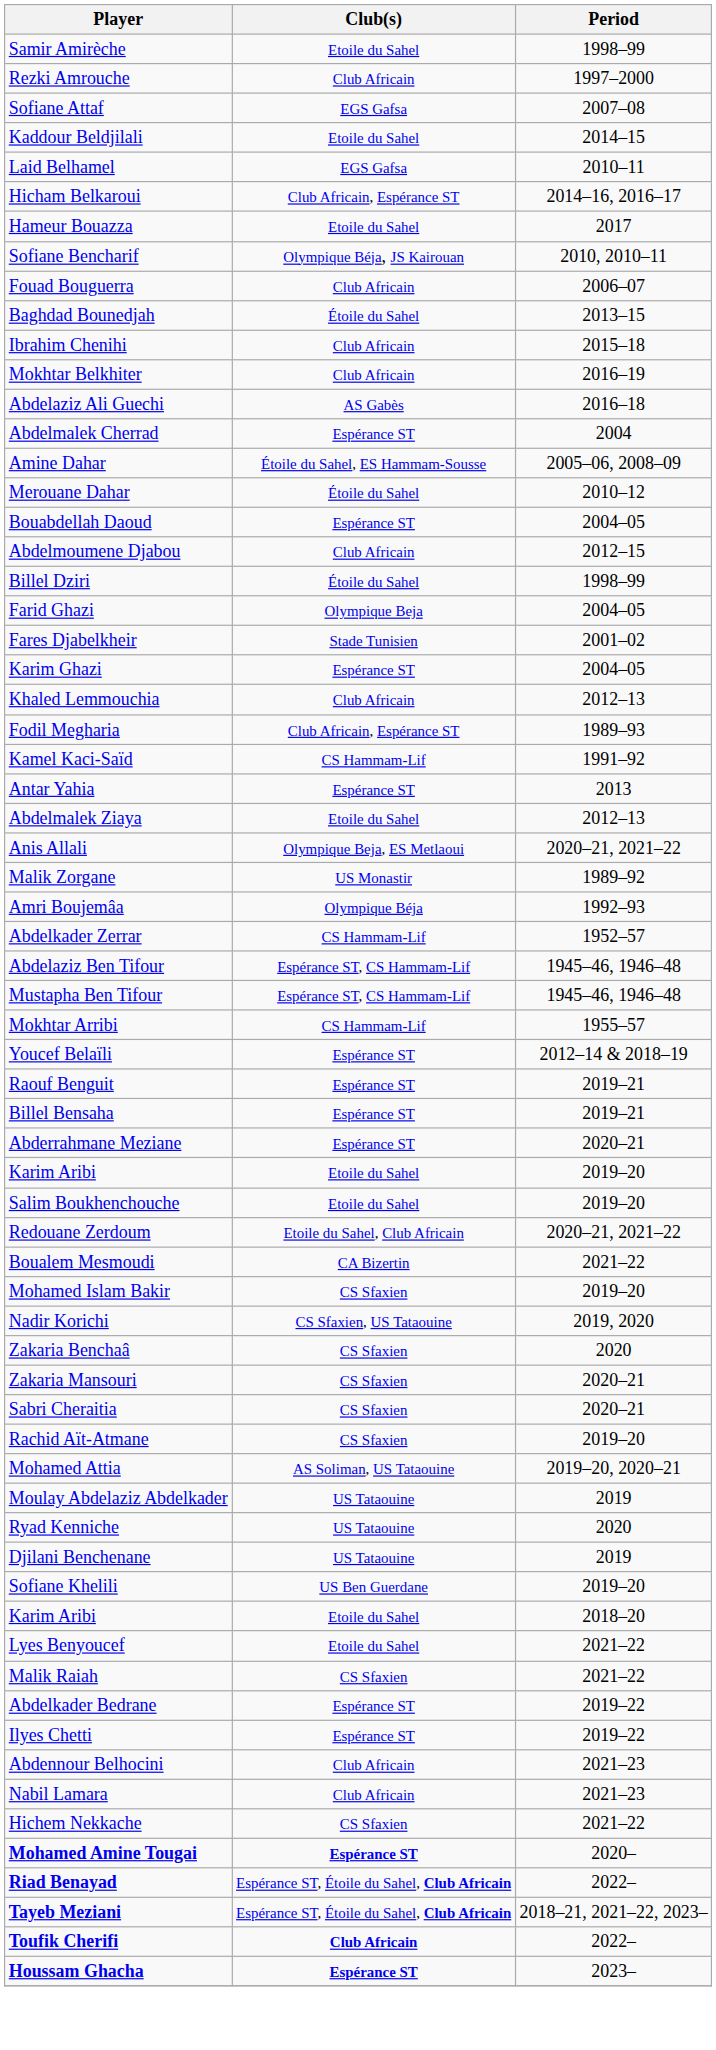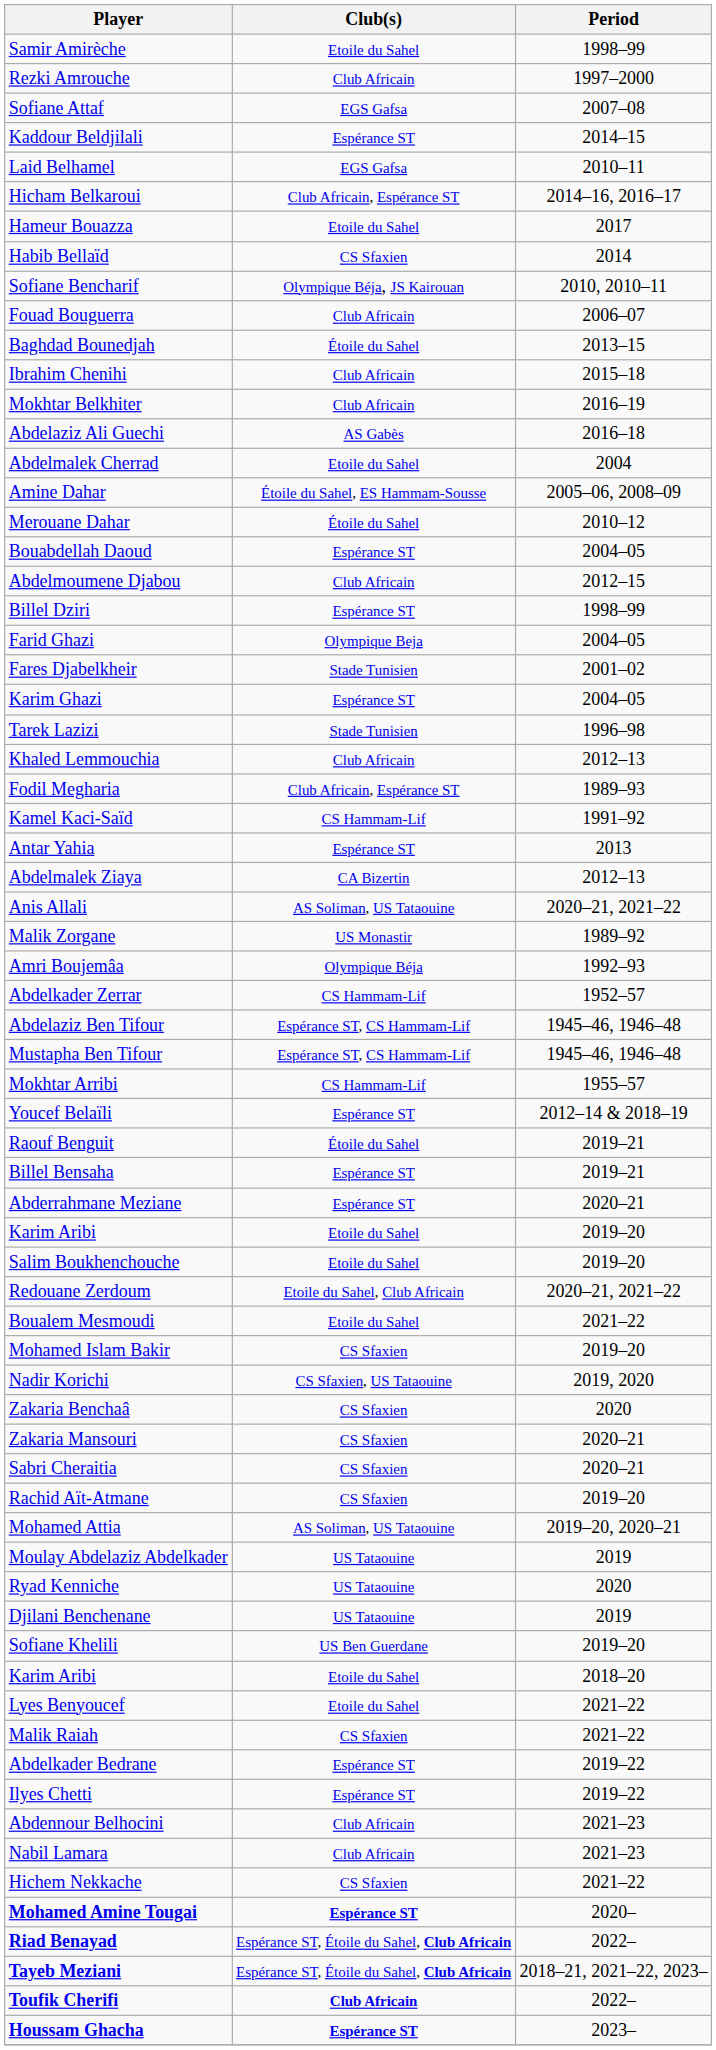(374, 139) Etoile du Sahel -> (374, 139) Espérance ST
+ row: (59, 256)
(374, 435) Espérance ST -> (374, 464) Etoile du Sahel
(374, 583) Étoile du Sahel -> (374, 612) Espérance ST
+ row: (54, 729)
(374, 819) Etoile du Sahel -> (374, 878) CA Bizertin
(374, 849) Olympique Beja, ES Metlaoui -> (374, 908) AS Soliman, US Tataouine
(374, 1085) Espérance ST -> (374, 1145) Étoile du Sahel
(374, 1263) CA Bizertin -> (374, 1322) Etoile du Sahel
